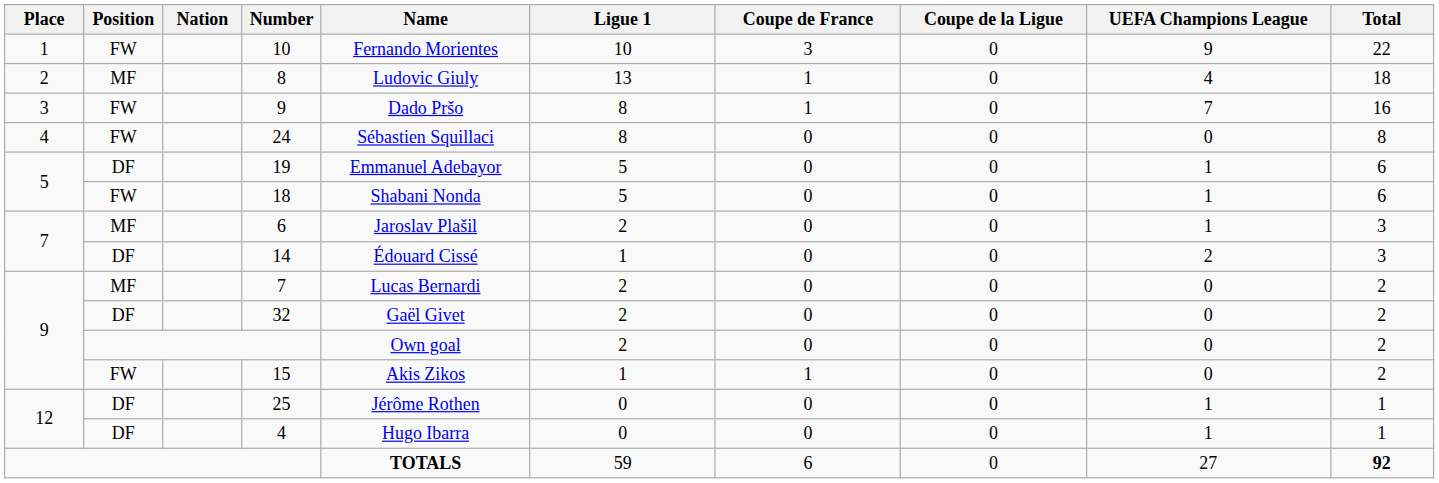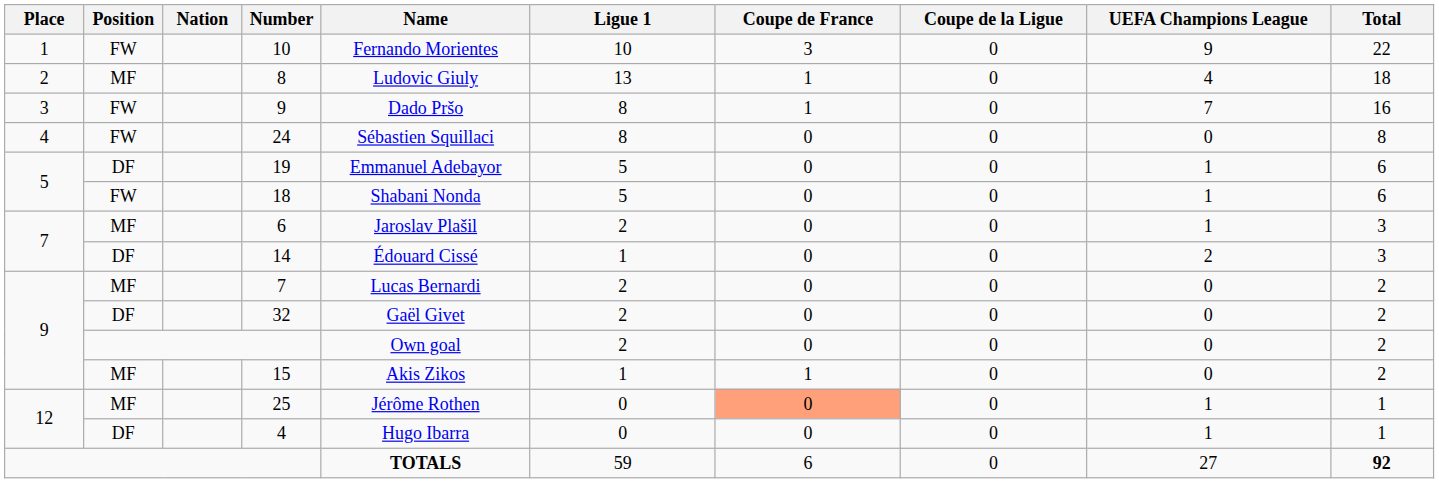(123, 374) FW -> (123, 374) MF
(123, 403) DF -> (123, 403) MF
(808, 403) no background -> (808, 403) lightsalmon background
